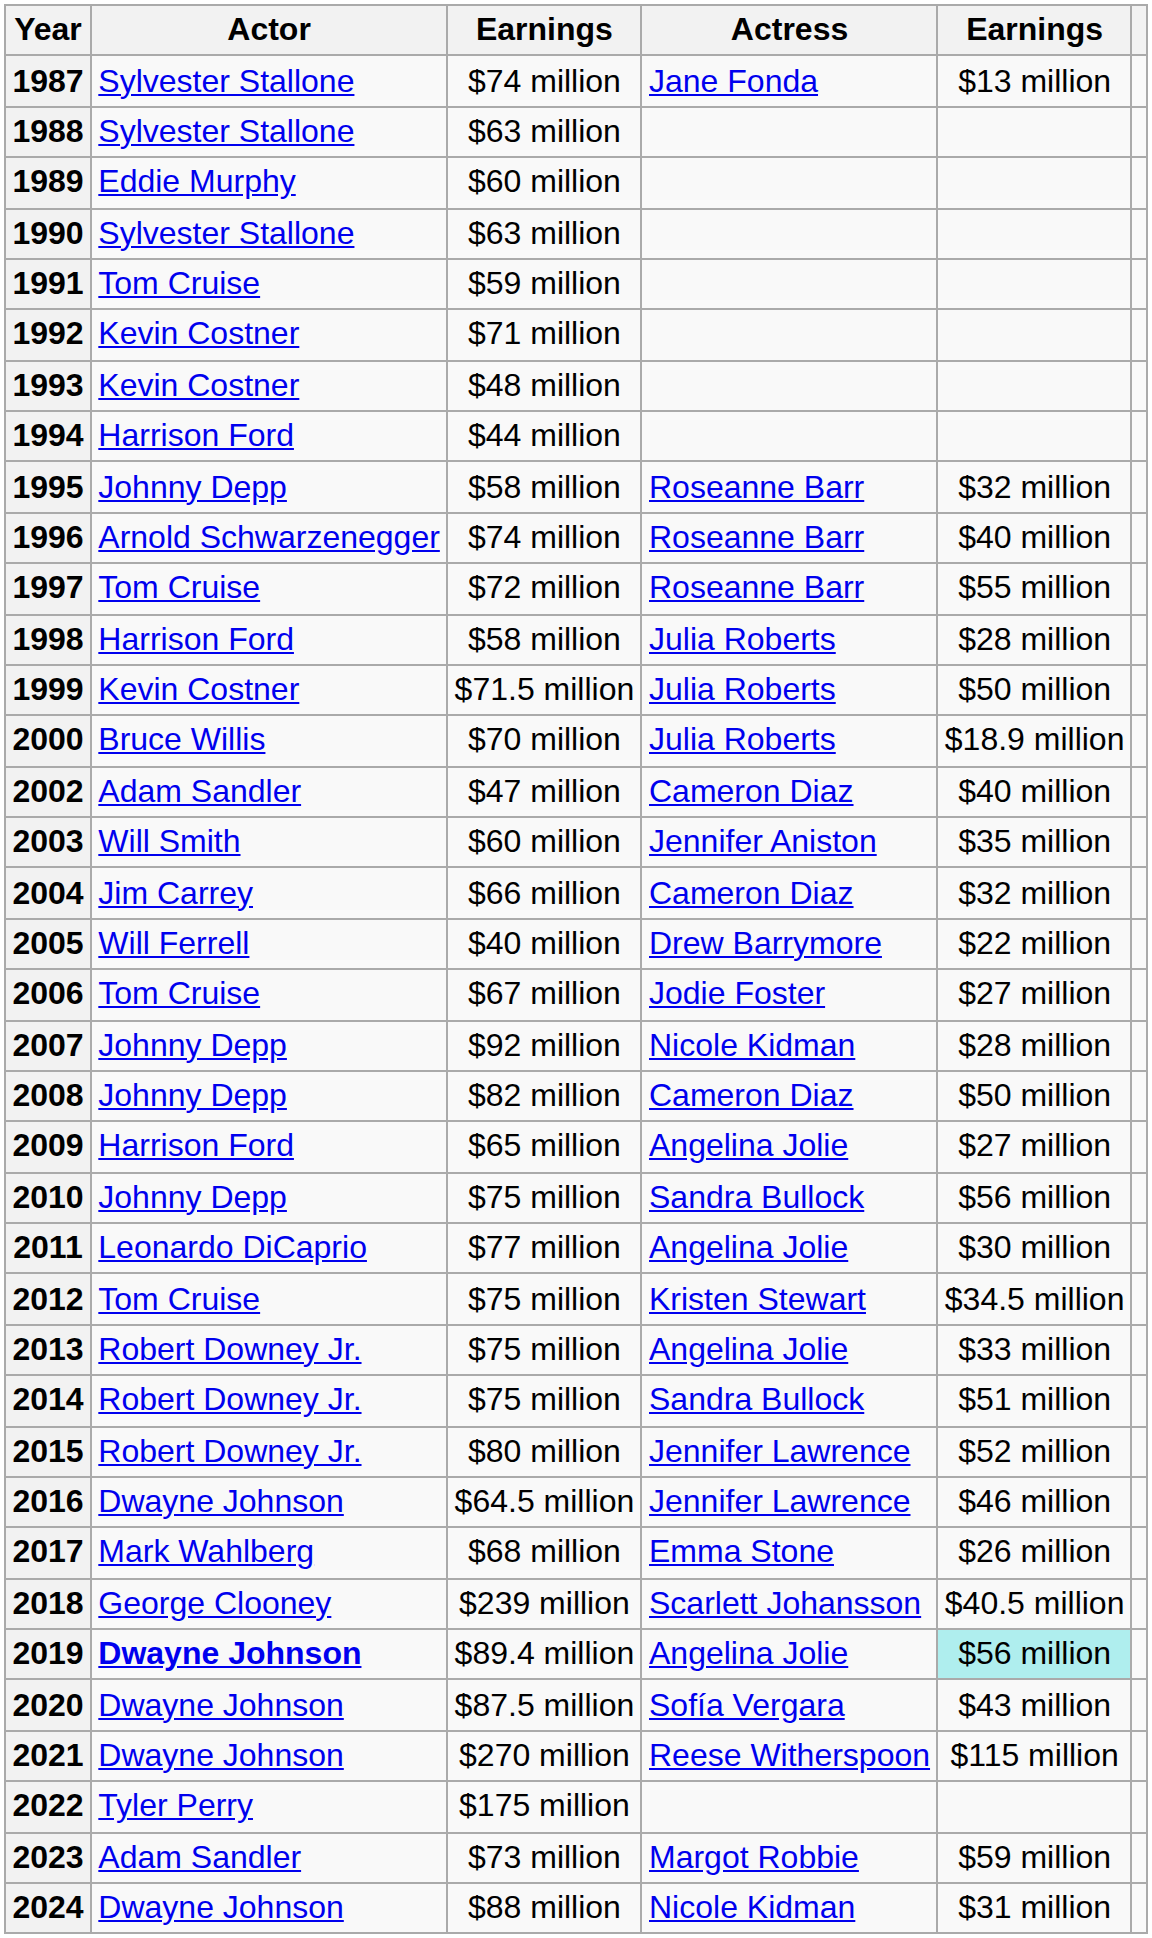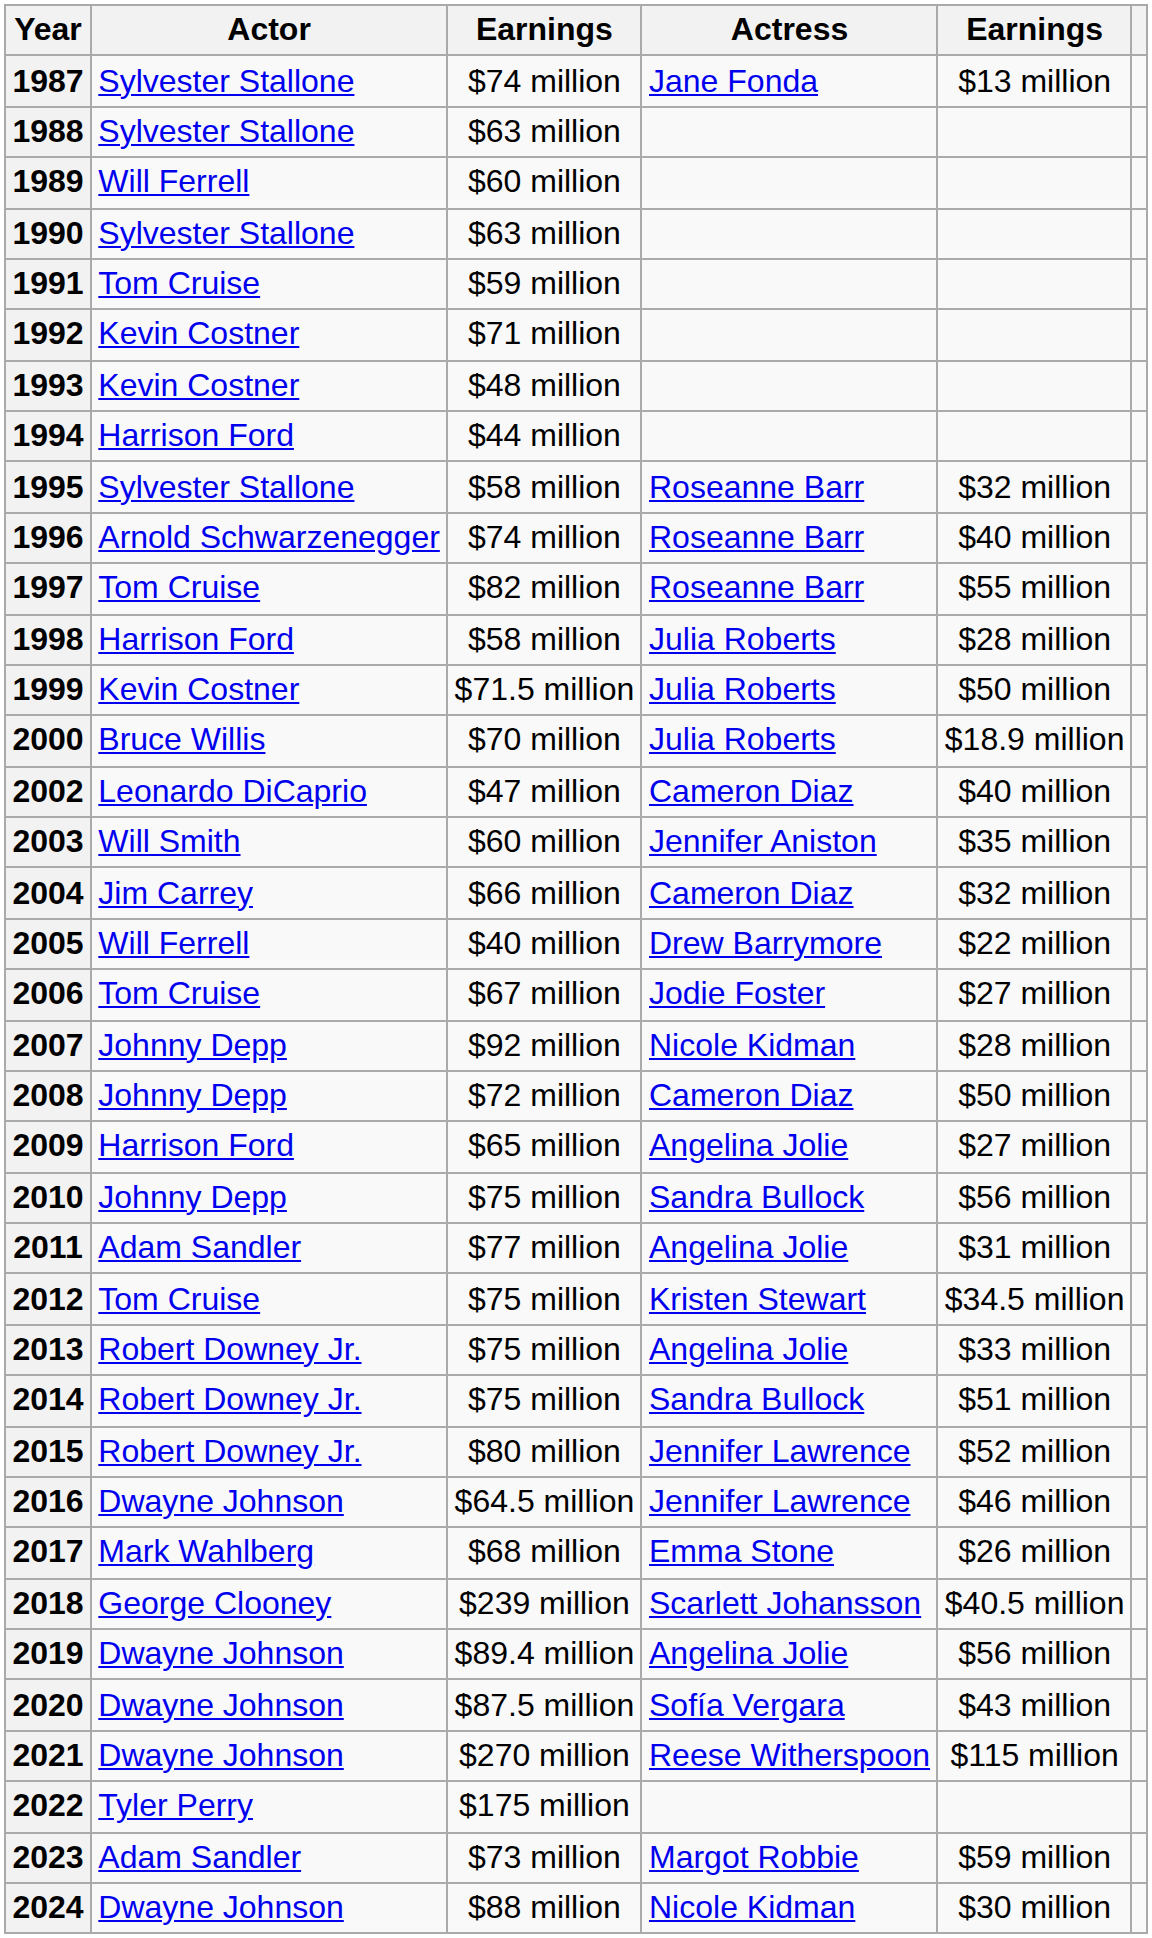(197, 182) Eddie Murphy -> (174, 182) Will Ferrell
(193, 486) Johnny Depp -> (226, 486) Sylvester Stallone
(544, 588) $72 million -> (544, 588) $82 million
(200, 791) Adam Sandler -> (233, 791) Leonardo DiCaprio
(544, 1095) $82 million -> (544, 1095) $72 million
(233, 1247) Leonardo DiCaprio -> (200, 1247) Adam Sandler
(1035, 1247) $30 million -> (1035, 1247) $31 million
(230, 1653) bold -> (221, 1653) normal
(1035, 1653) paleturquoise background -> (1035, 1653) no background
(1035, 1907) $31 million -> (1035, 1907) $30 million
